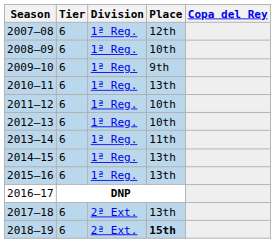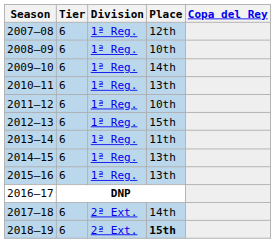(159, 67) 9th -> (163, 67) 14th
(163, 121) 10th -> (163, 121) 15th
(163, 212) 13th -> (163, 212) 14th
